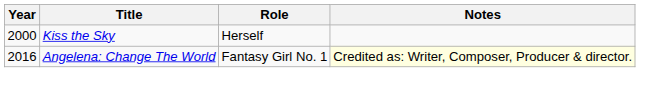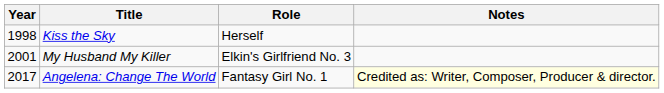(22, 35) 2000 -> (22, 35) 1998
+ row: (106, 56)
(22, 56) 2016 -> (22, 77) 2017
